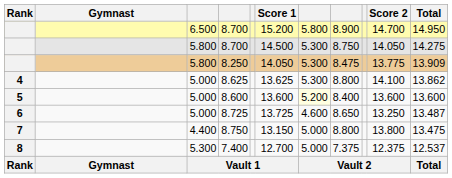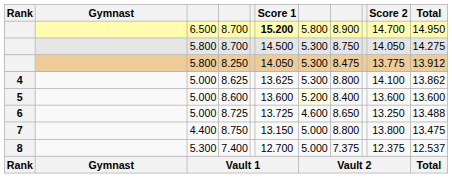(277, 30) normal -> (277, 30) bold
(429, 63) 13.909 -> (429, 63) 13.912
(429, 114) 13.487 -> (429, 114) 13.488
